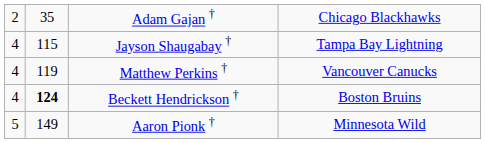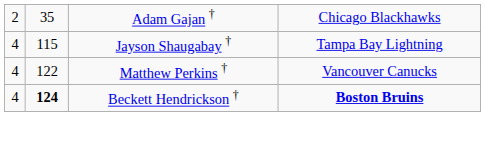(47, 71) 119 -> (47, 71) 122
(380, 98) normal -> (380, 98) bold
- row: (173, 124)
